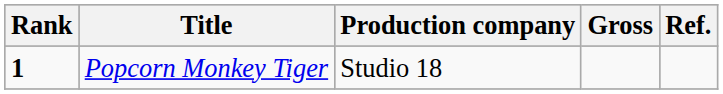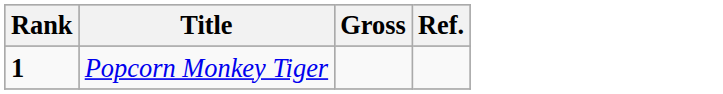- column: (458, 25)
